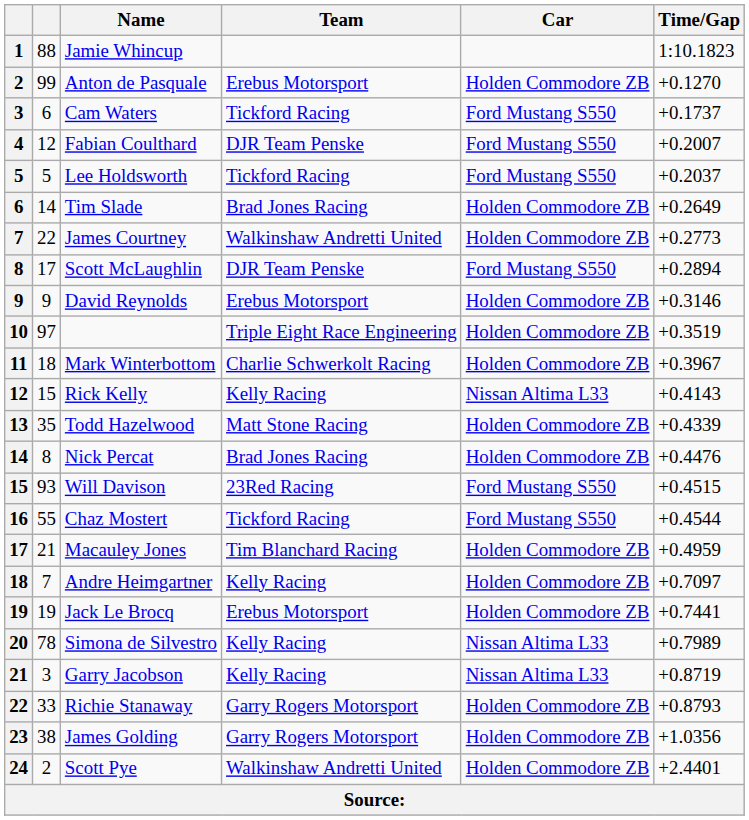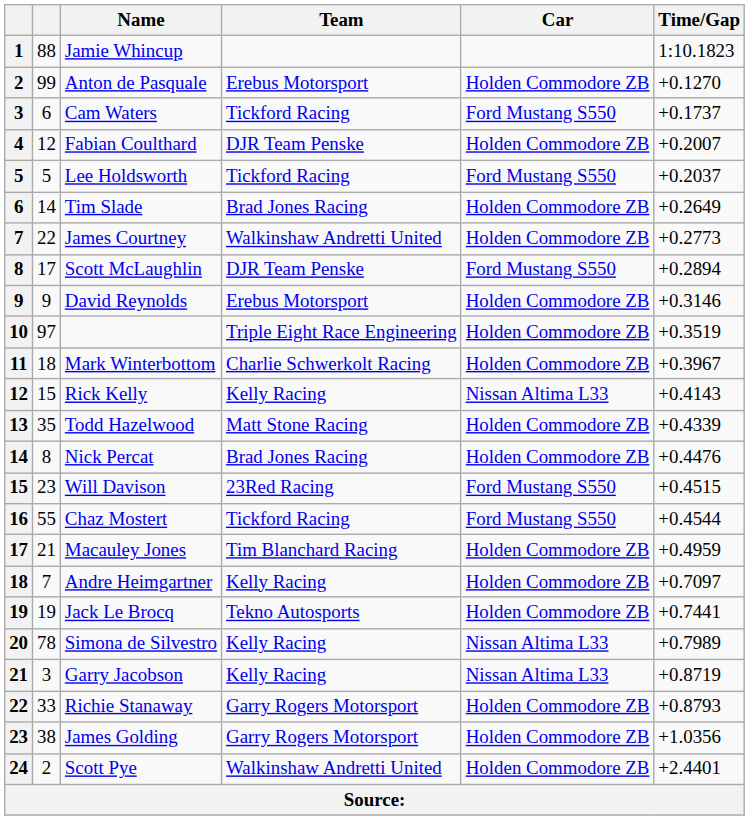(541, 144) Ford Mustang S550 -> (558, 144) Holden Commodore ZB
(46, 487) 93 -> (46, 487) 23
(297, 612) Erebus Motorsport -> (293, 612) Tekno Autosports
